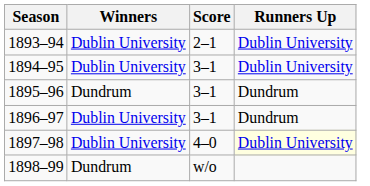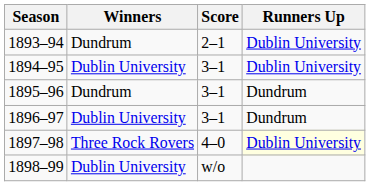(128, 42) Dublin University -> (101, 42) Dundrum
(128, 142) Dublin University -> (132, 142) Three Rock Rovers
(101, 167) Dundrum -> (128, 167) Dublin University
